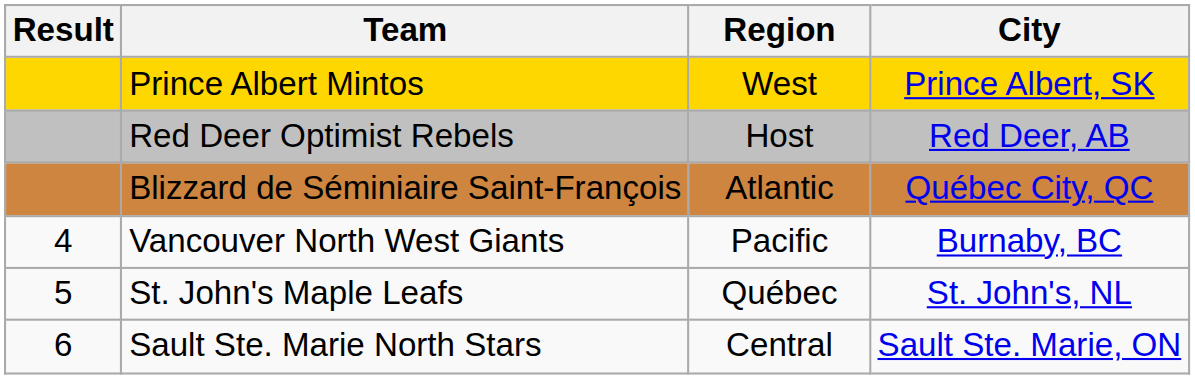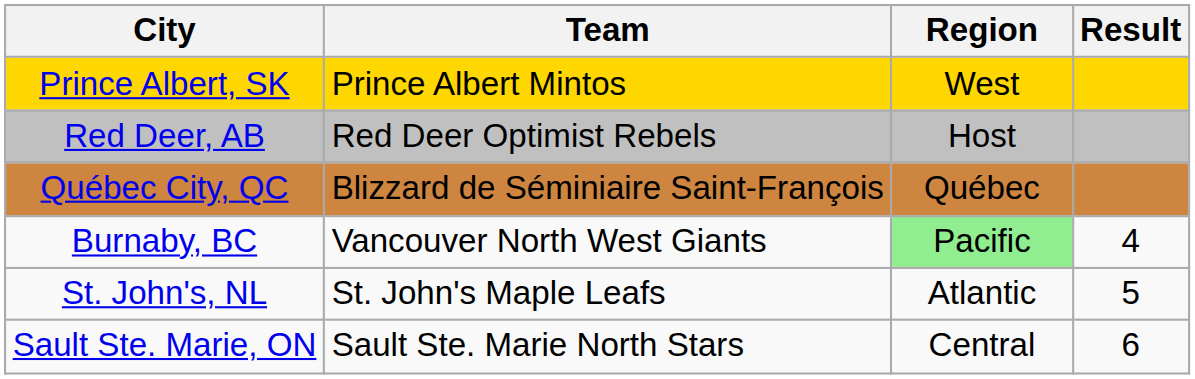columns swapped: (63, 30) <-> (1029, 30)
(779, 188) Atlantic -> (982, 188) Québec
(779, 240) no background -> (982, 240) lightgreen background
(779, 293) Québec -> (982, 293) Atlantic
